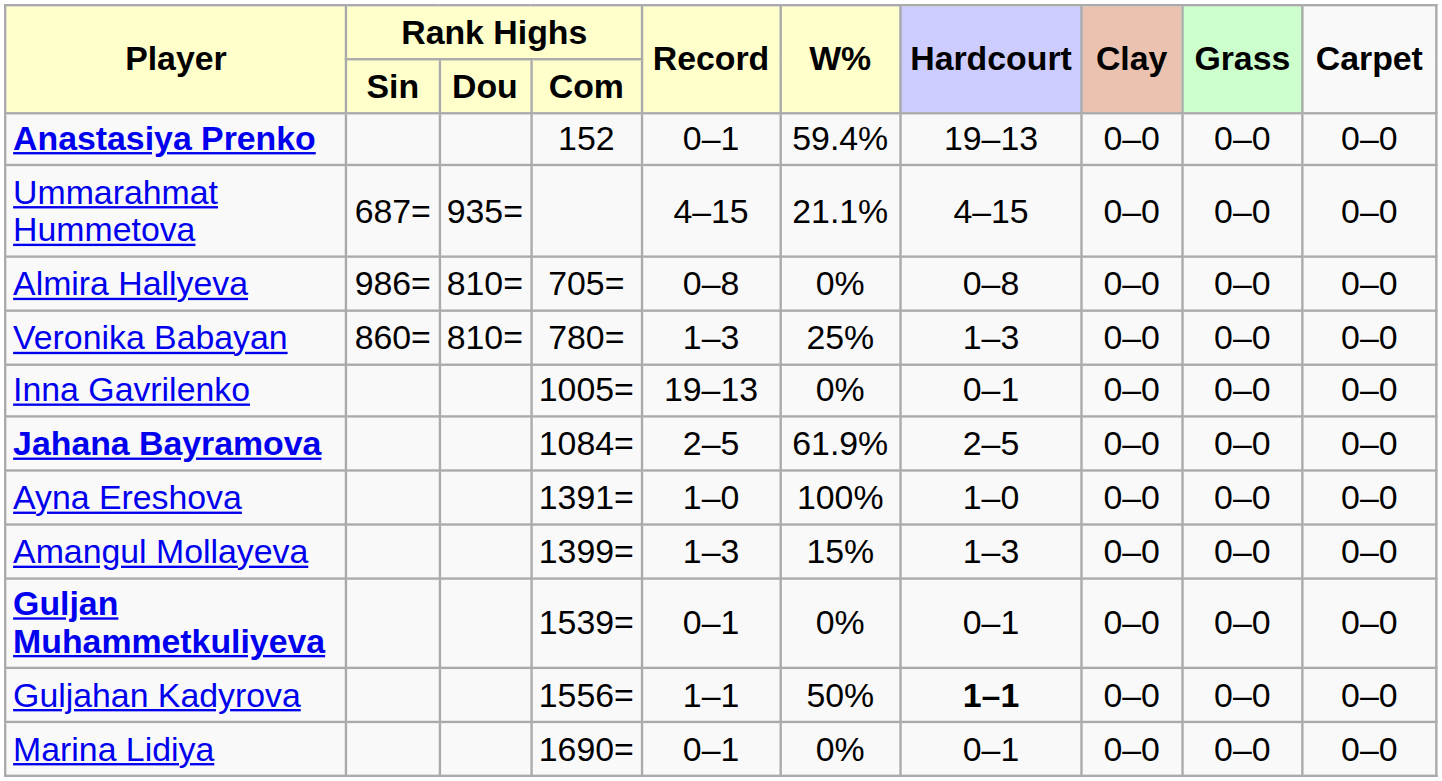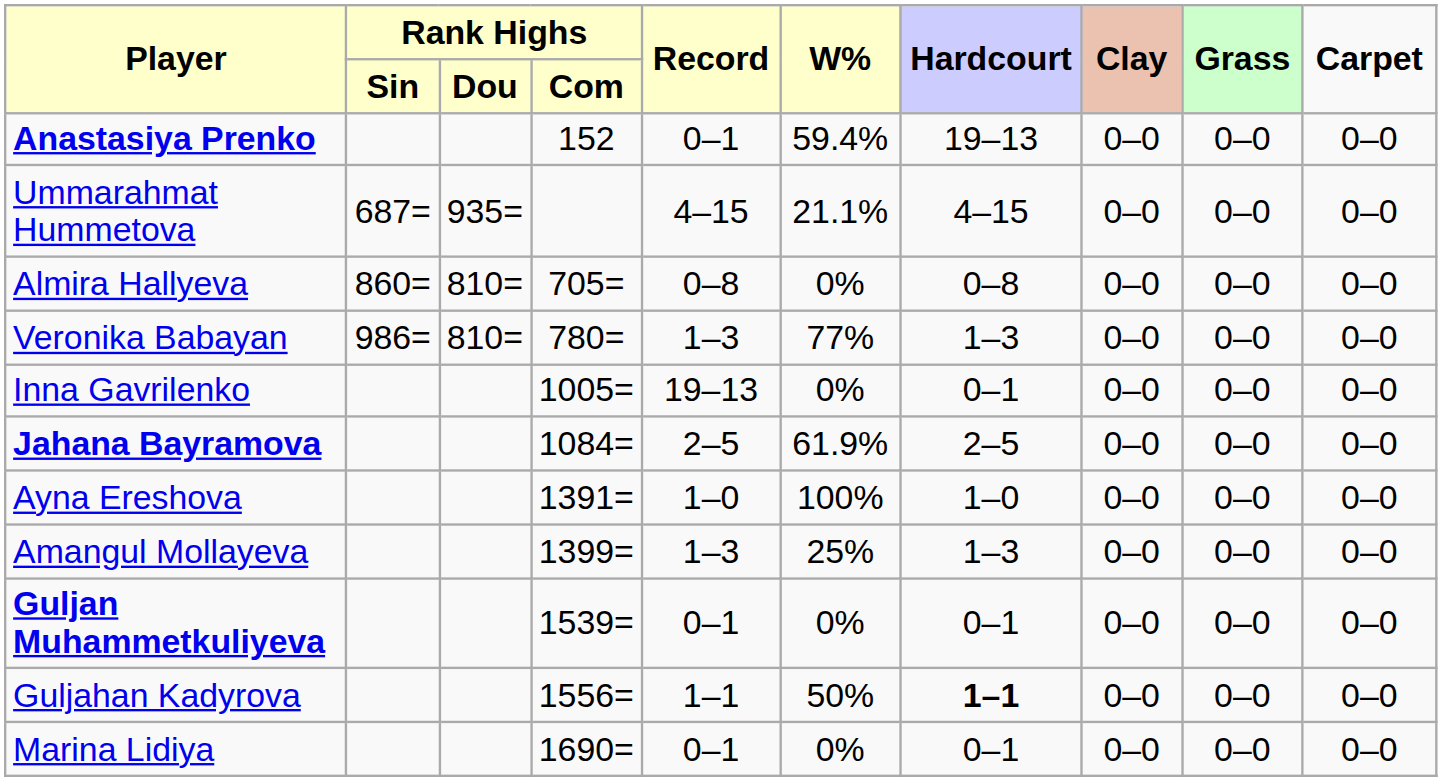(393, 284) 986= -> (393, 284) 860=
(393, 337) 860= -> (393, 337) 986=
(840, 337) 25% -> (840, 337) 77%
(840, 551) 15% -> (840, 551) 25%
